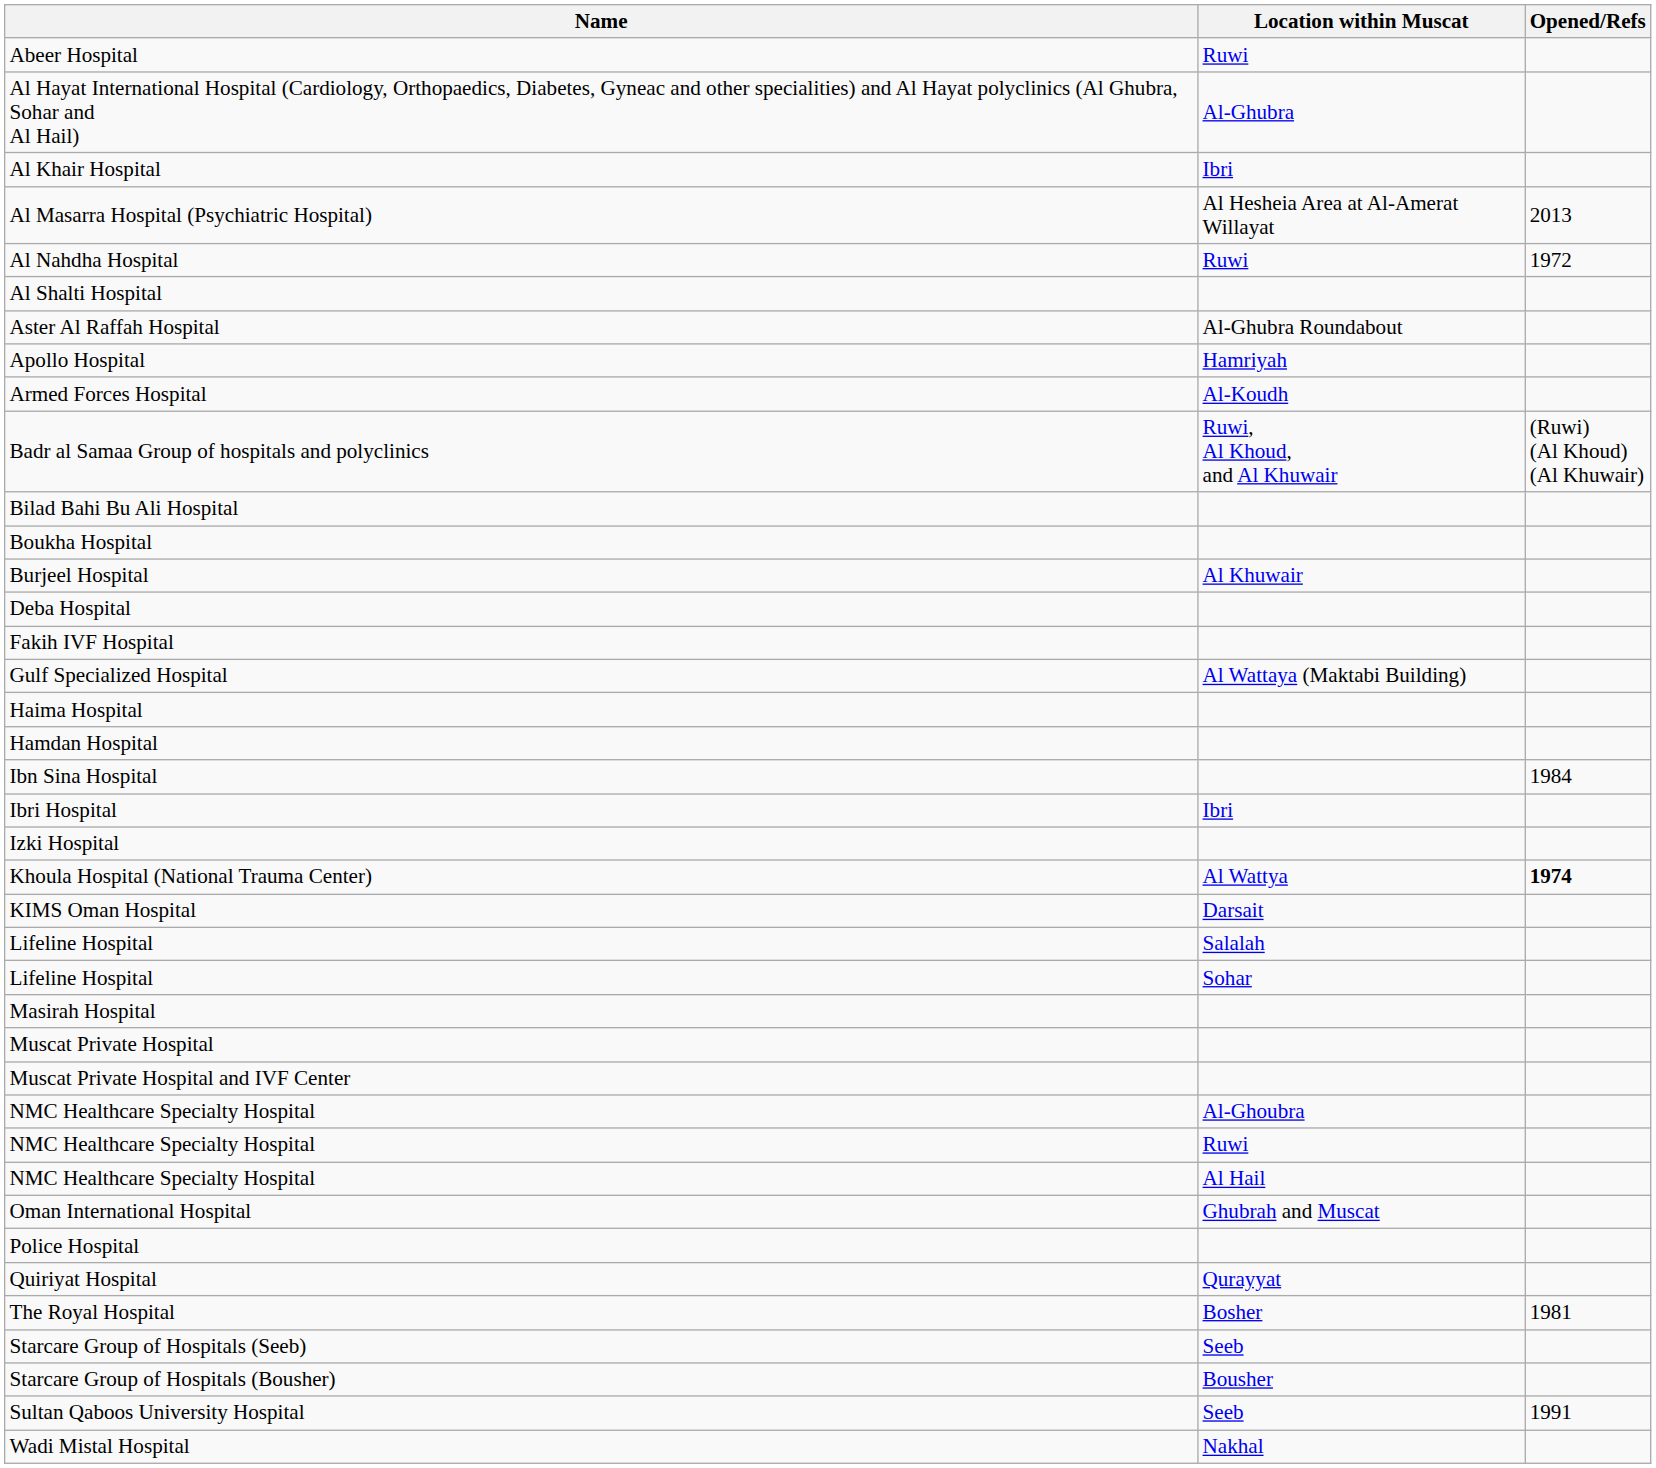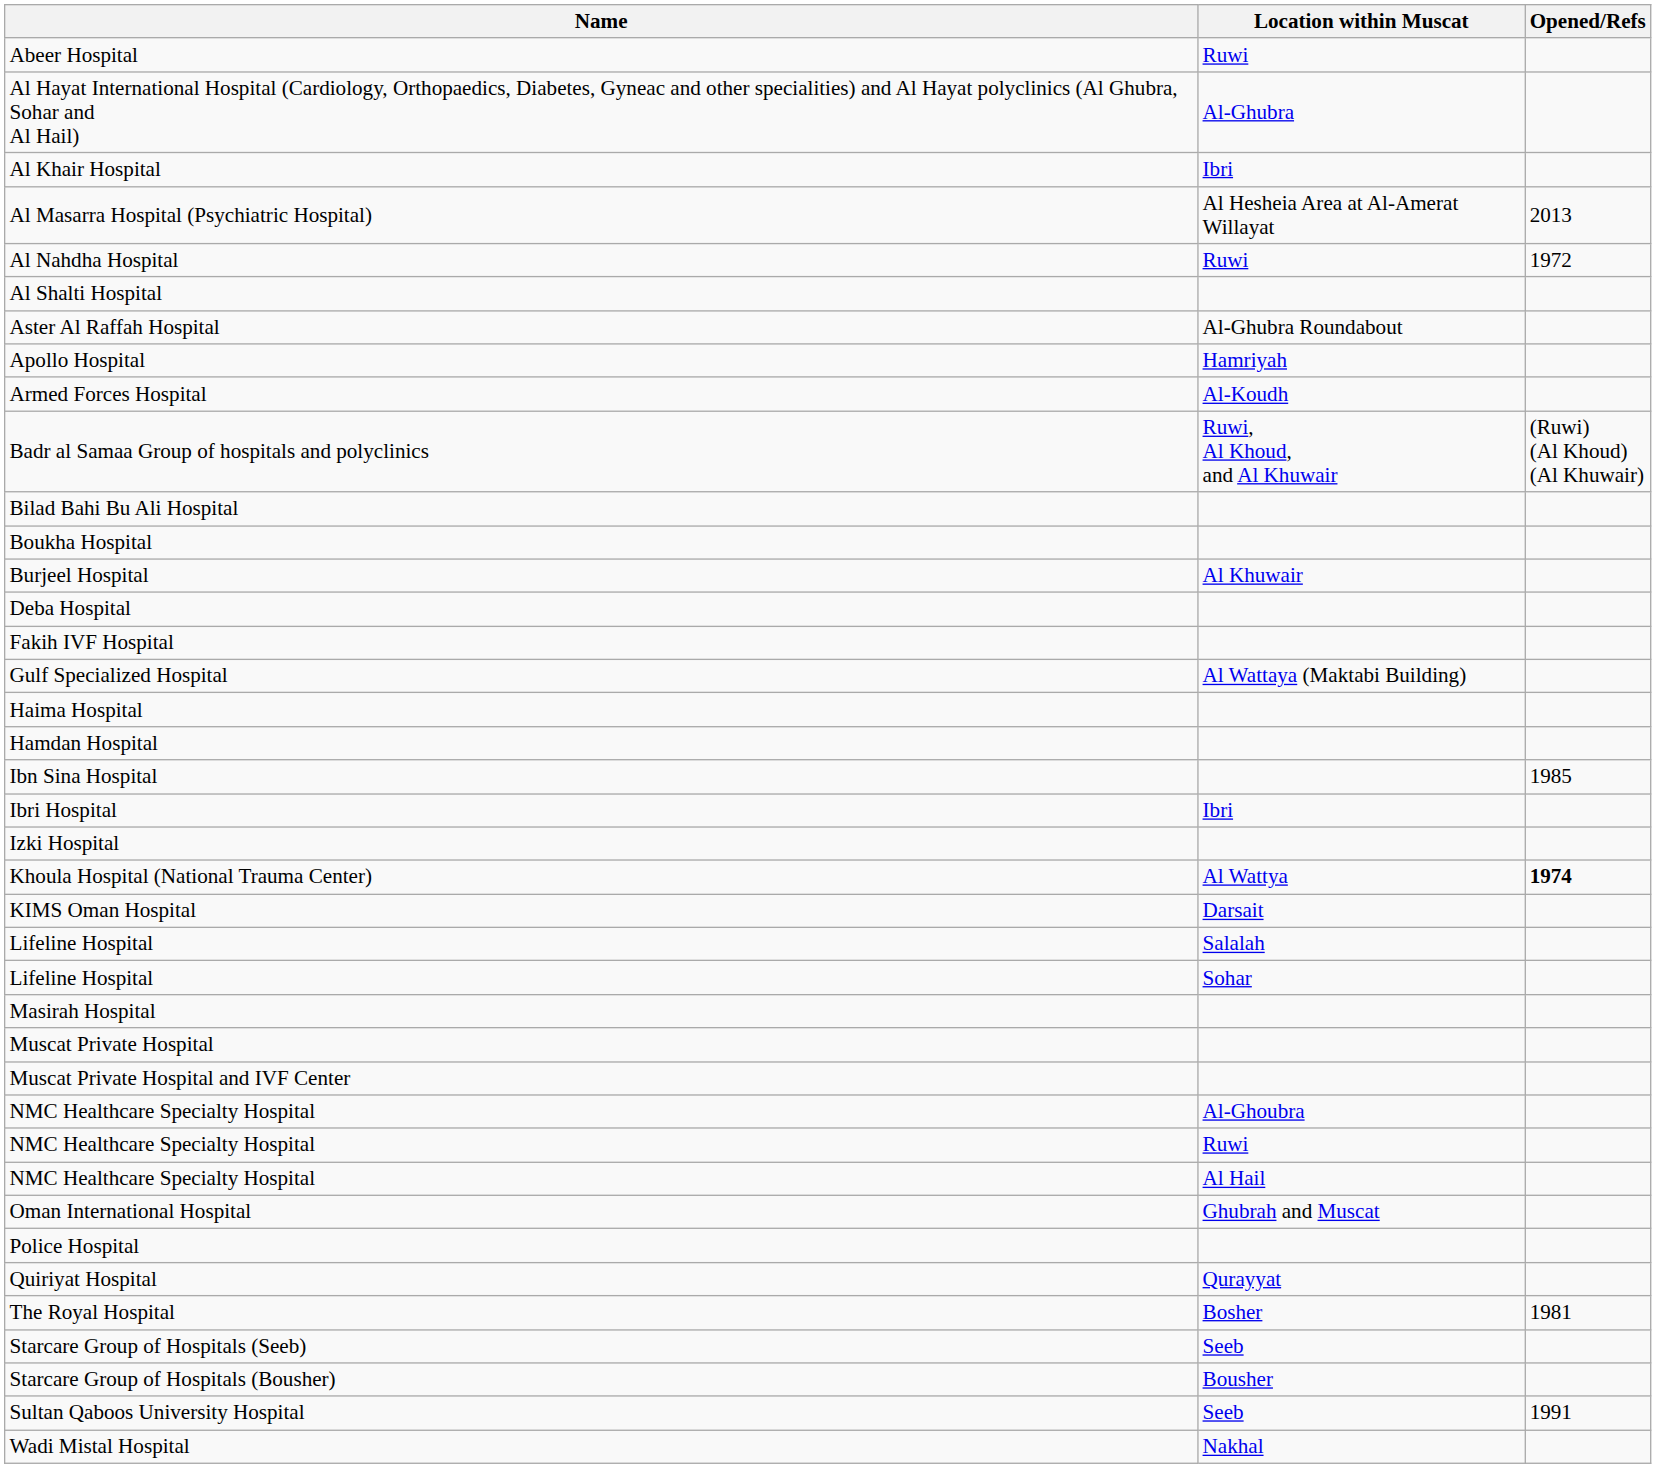(1551, 776) 1984 -> (1551, 776) 1985
